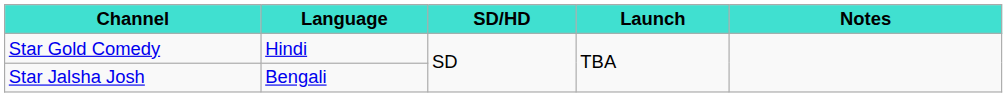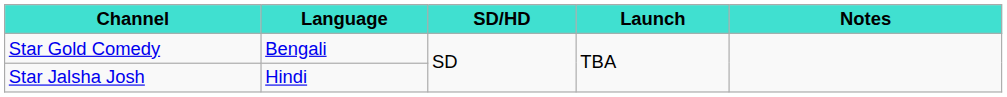(286, 48) Hindi -> (296, 48) Bengali
(296, 77) Bengali -> (286, 77) Hindi
